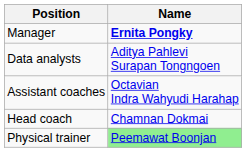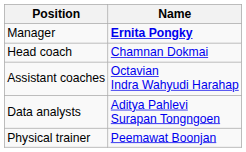rows swapped: (40, 118) <-> (44, 59)
(164, 137) lightgreen background -> (164, 137) no background
